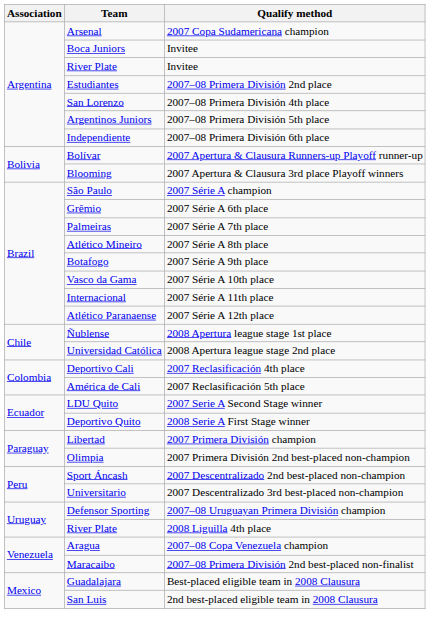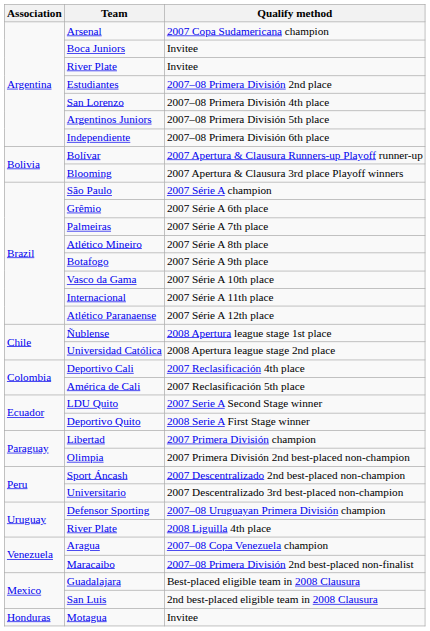+ row: (87, 617)
